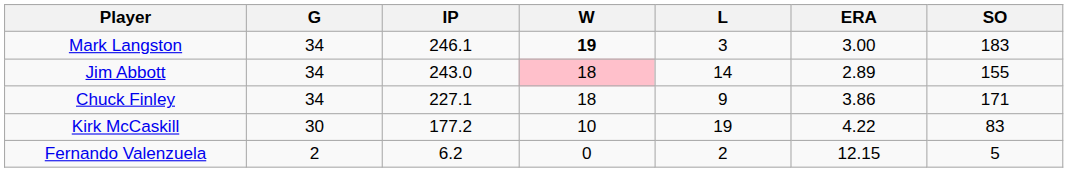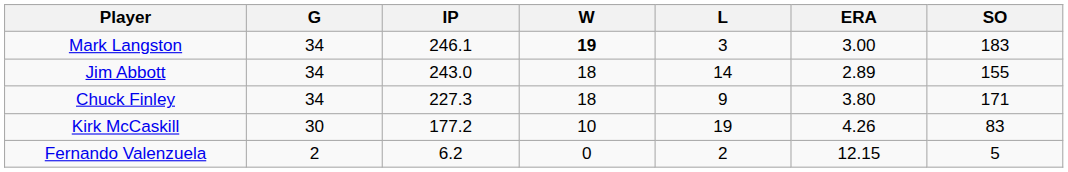(587, 72) pink background -> (587, 72) no background
(451, 99) 227.1 -> (451, 99) 227.3
(859, 99) 3.86 -> (859, 99) 3.80
(859, 126) 4.22 -> (859, 126) 4.26
